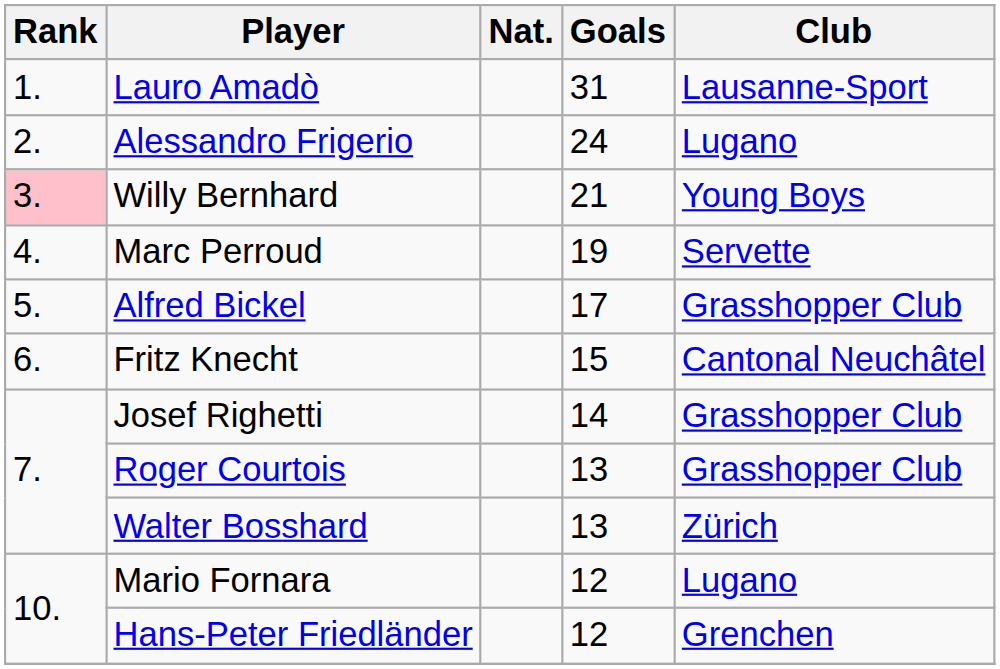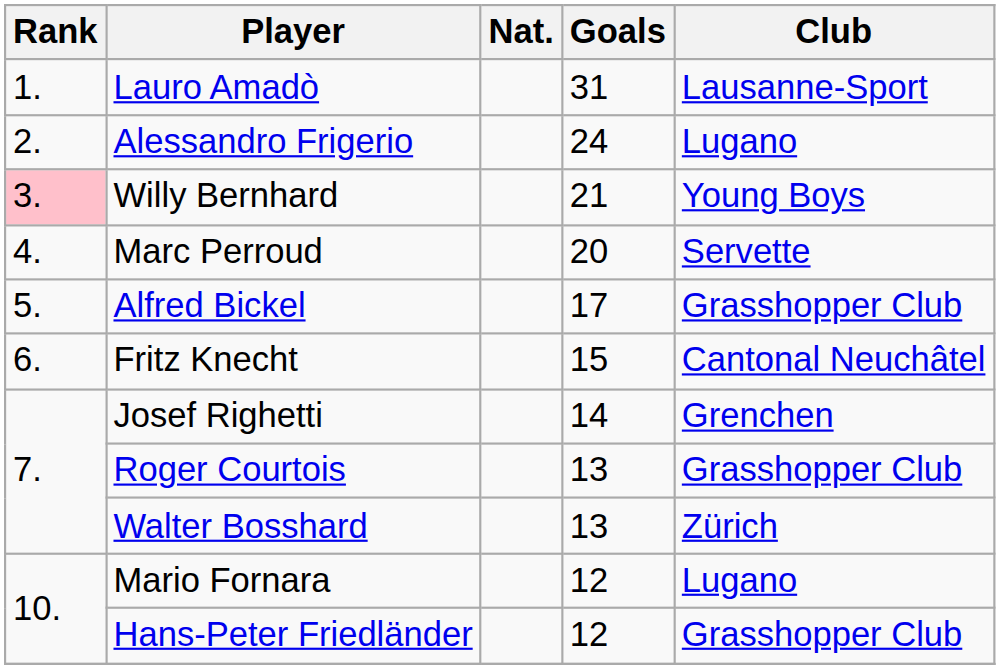(589, 251) 19 -> (589, 251) 20
(822, 415) Grasshopper Club -> (758, 415) Grenchen
(758, 634) Grenchen -> (822, 634) Grasshopper Club
